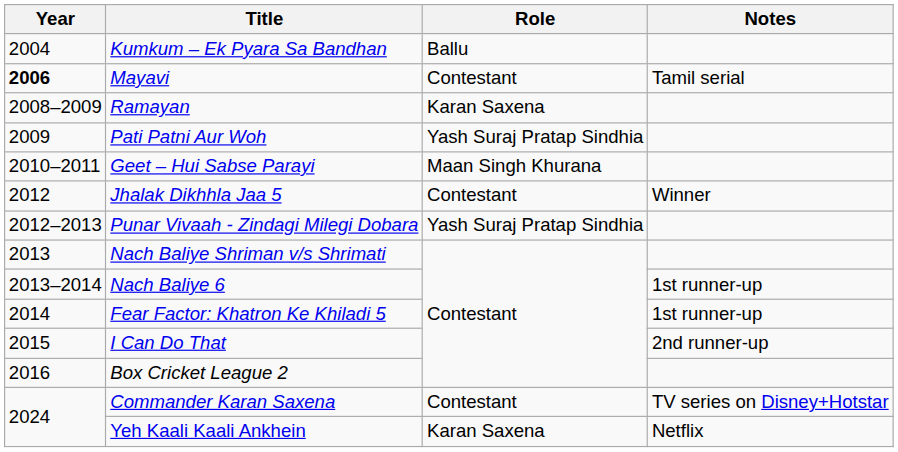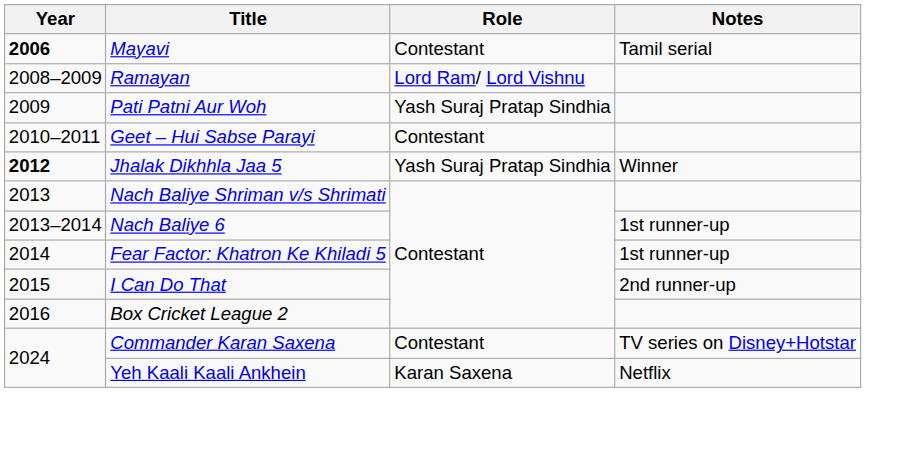- row: (249, 48)
(486, 107) Karan Saxena -> (490, 78) Lord Ram/ Lord Vishnu
(514, 166) Maan Singh Khurana -> (439, 136) Contestant
(30, 195) normal -> (30, 166) bold
(472, 195) Contestant -> (502, 166) Yash Suraj Pratap Sindhia
- row: (264, 225)
